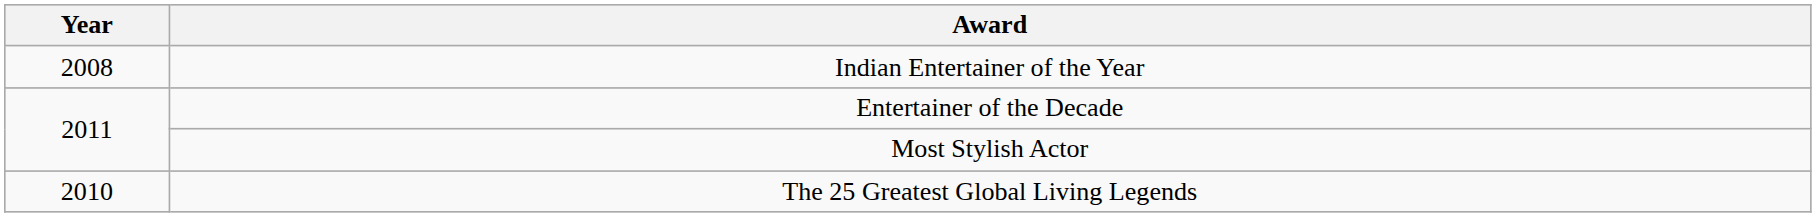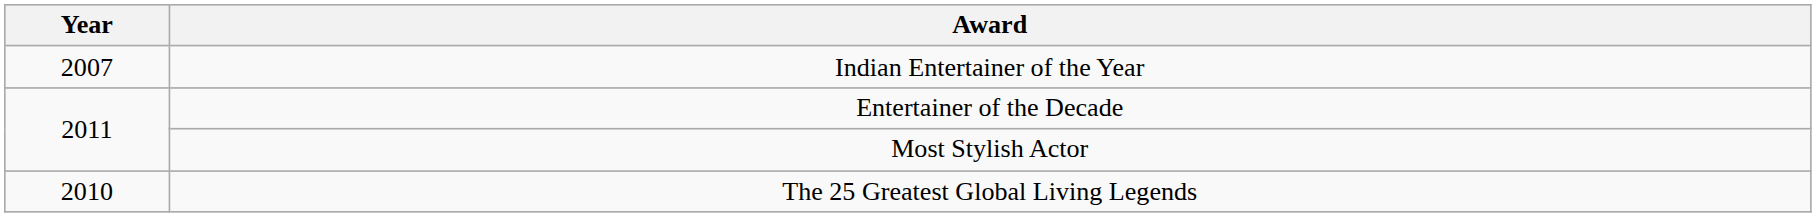(87, 66) 2008 -> (87, 66) 2007
